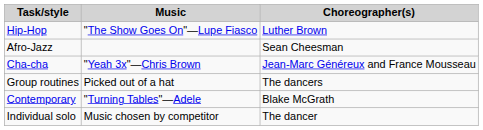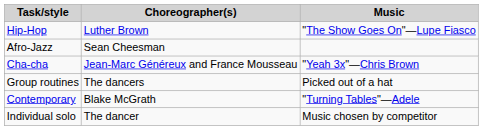columns swapped: (171, 13) <-> (369, 13)
